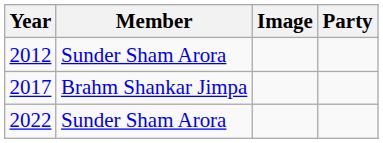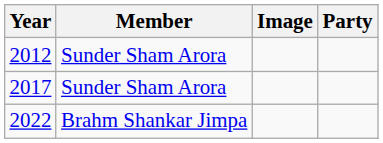(154, 87) Brahm Shankar Jimpa -> (144, 87) Sunder Sham Arora
(144, 120) Sunder Sham Arora -> (154, 120) Brahm Shankar Jimpa
